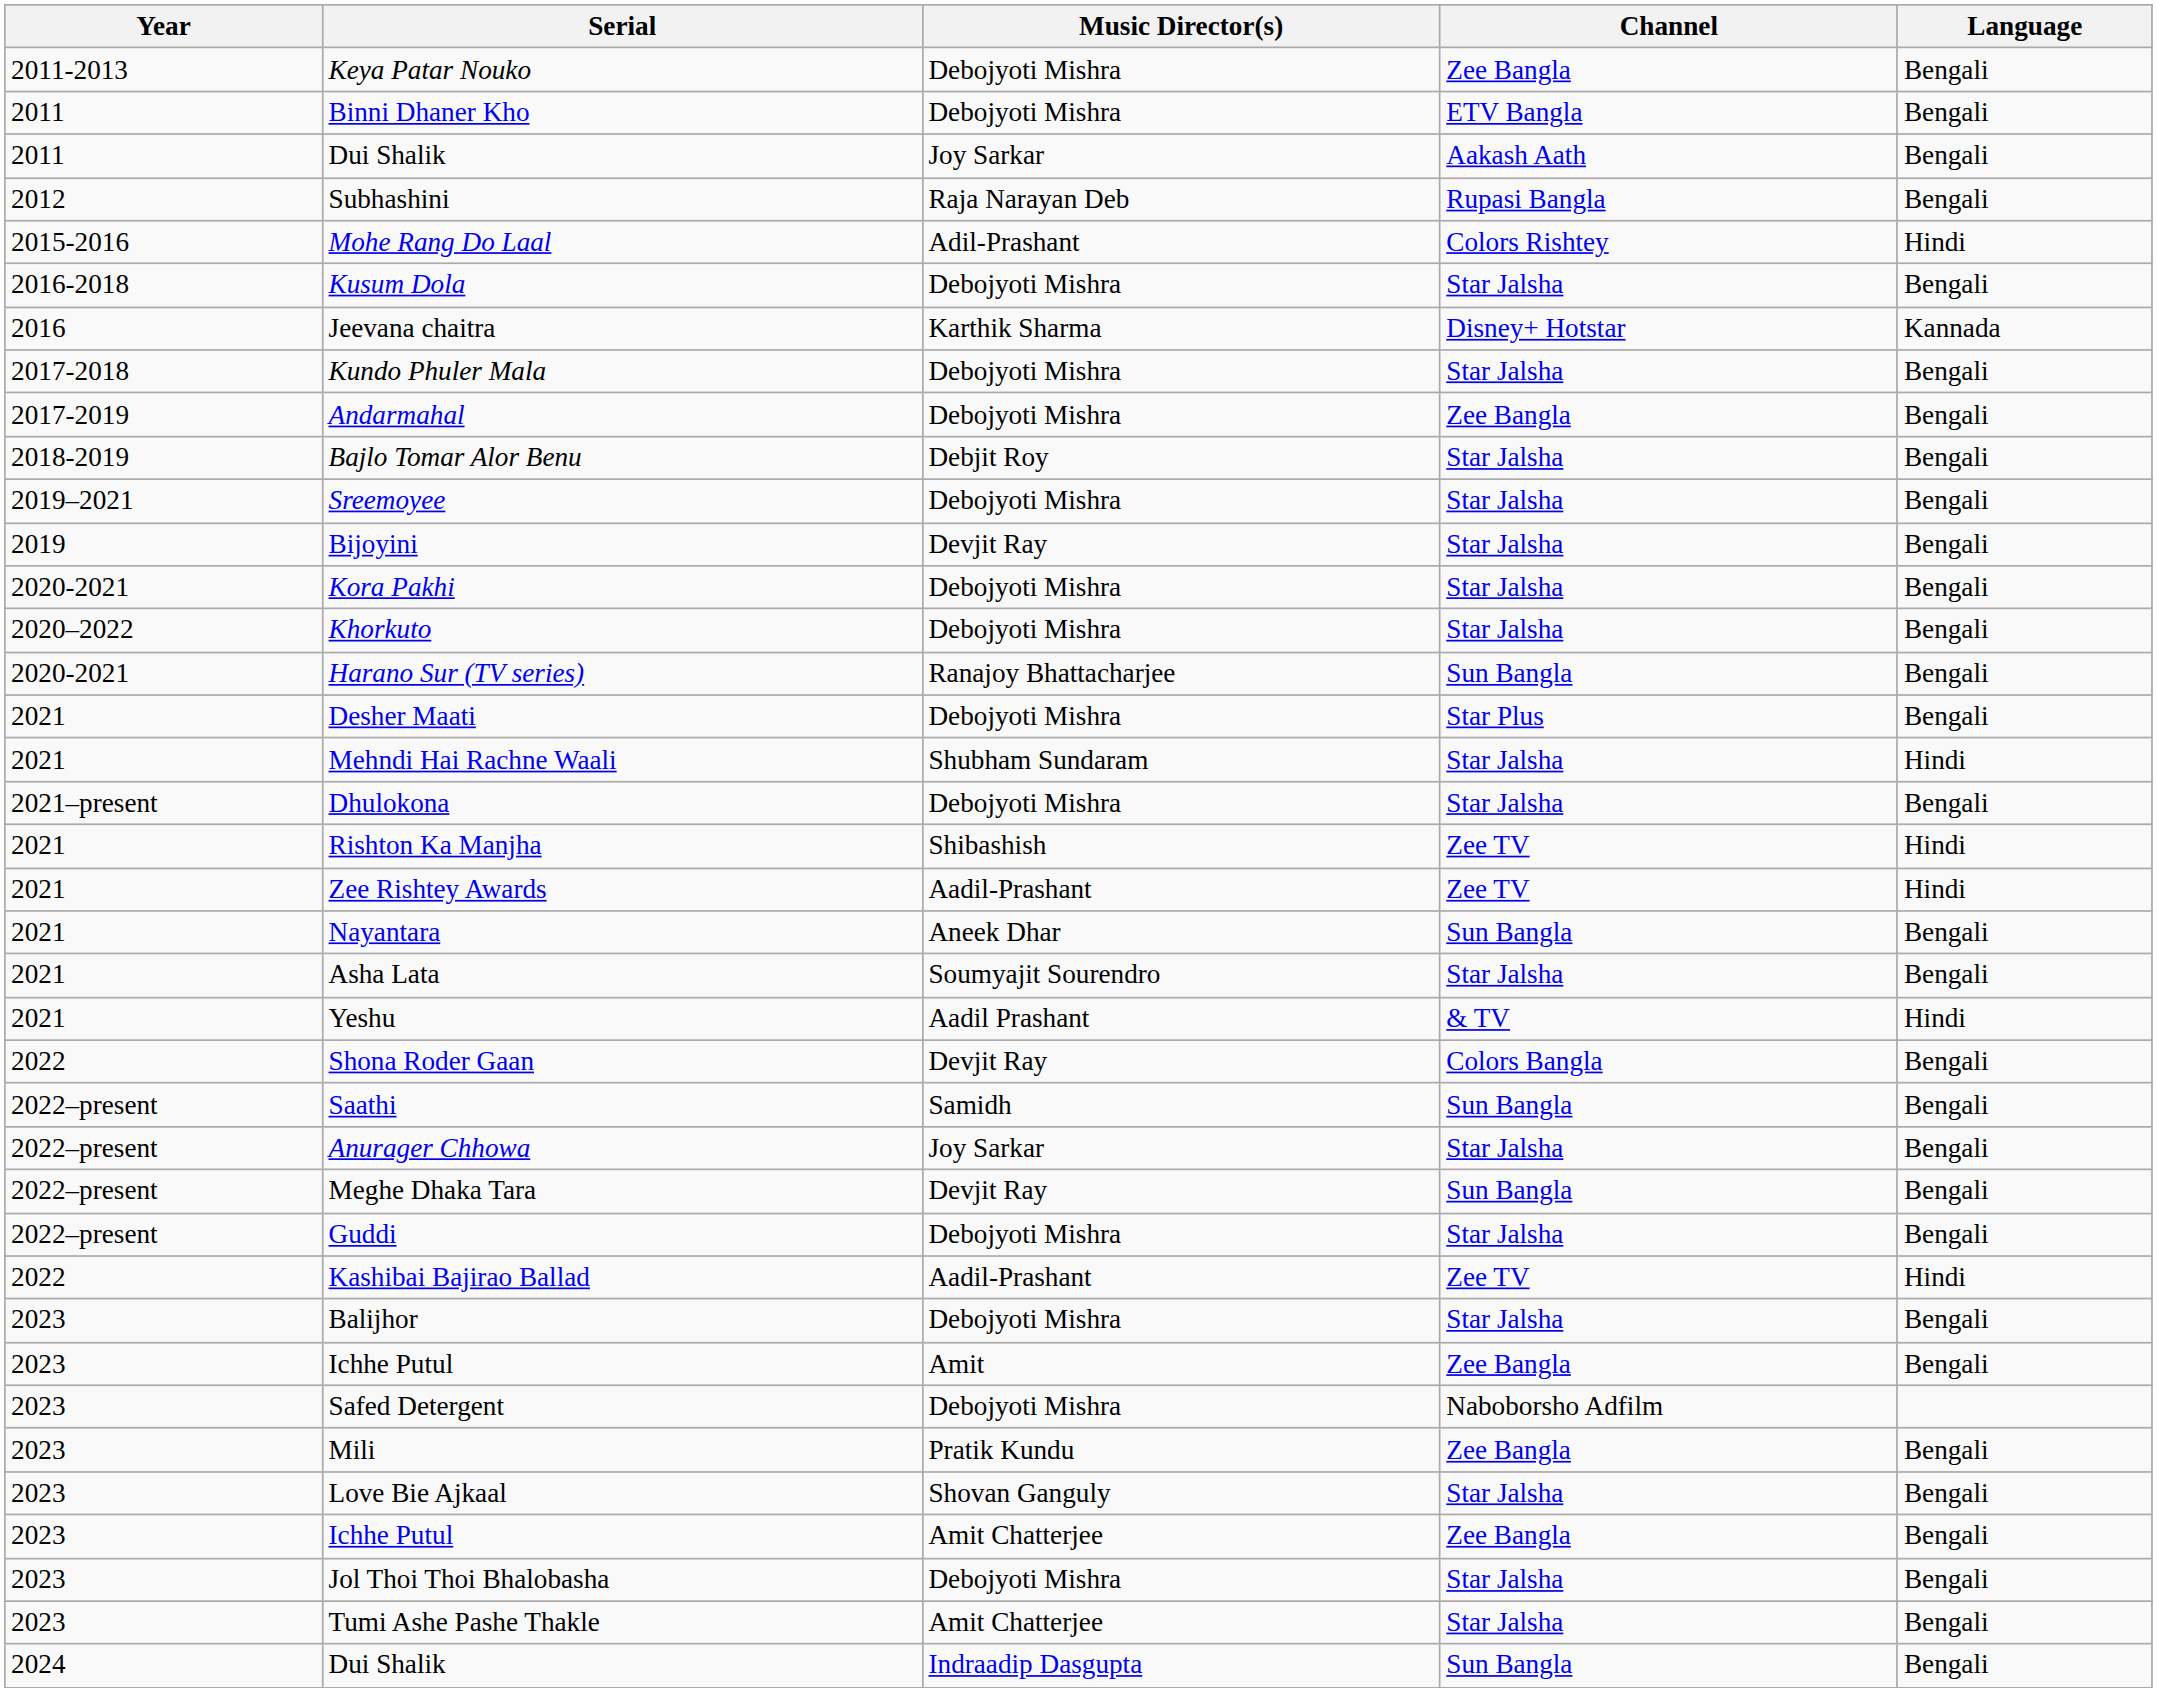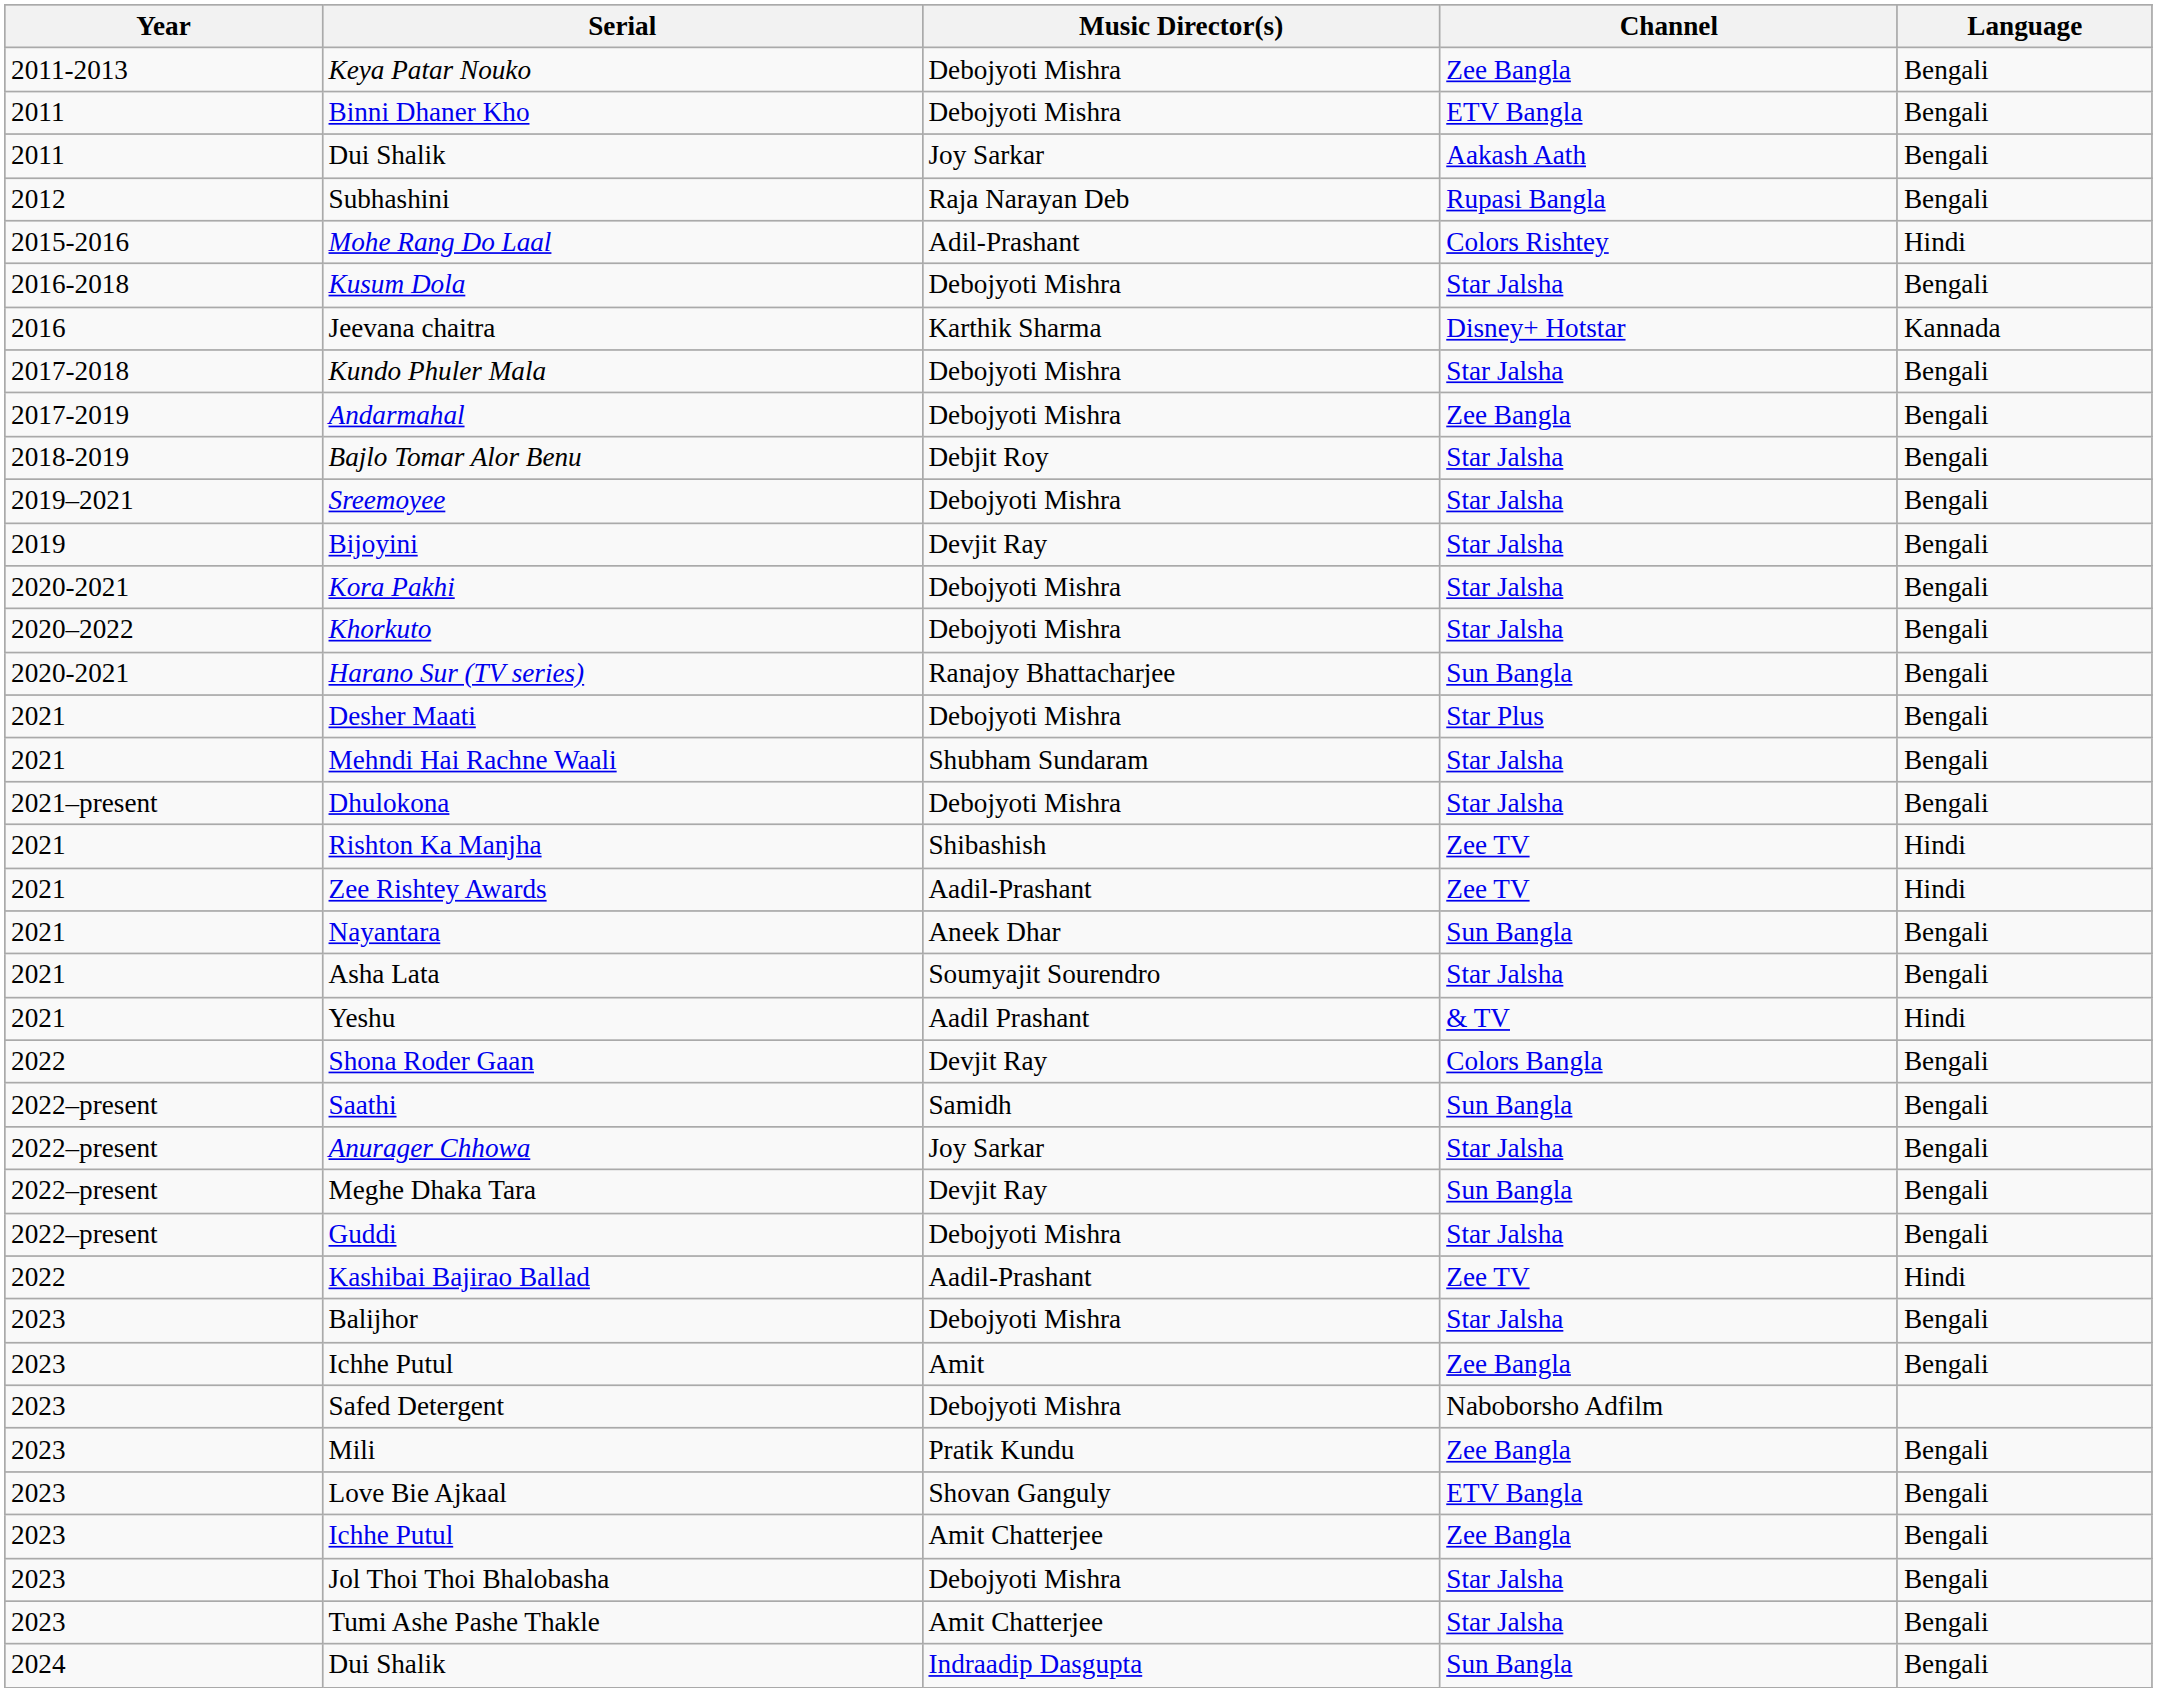(1935, 759) Hindi -> (1946, 759) Bengali
(1505, 1492) Star Jalsha -> (1514, 1492) ETV Bangla
